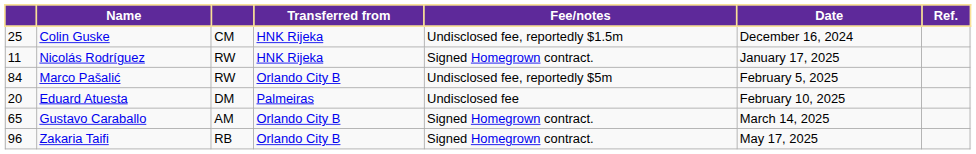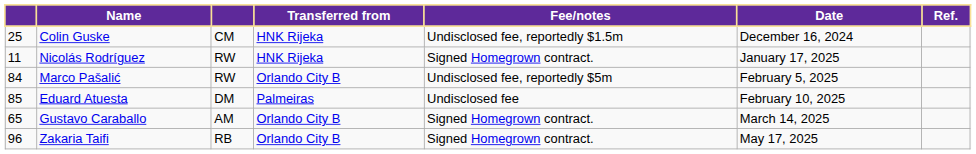(15, 98) 20 -> (15, 98) 85
